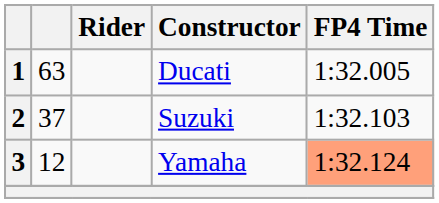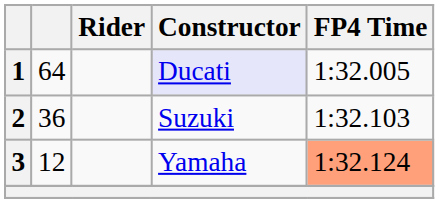(52, 71) 63 -> (52, 71) 64
(195, 71) no background -> (195, 71) lavender background
(52, 116) 37 -> (52, 116) 36
